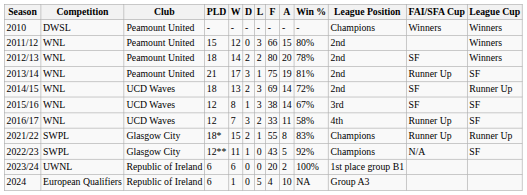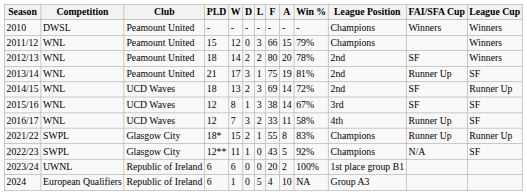(305, 43) 80% -> (305, 43) 79%
(338, 43) 2nd -> (353, 43) Champions
